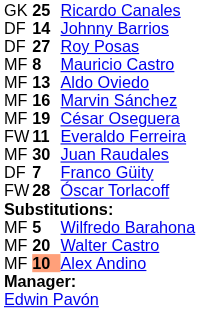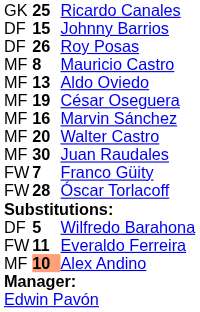(41, 28) 14 -> (41, 28) 15
(41, 46) 27 -> (41, 46) 26
rows swapped: (119, 100) <-> (120, 119)
rows swapped: (110, 245) <-> (123, 137)
(15, 173) DF -> (17, 173) FW
(16, 227) MF -> (15, 227) DF
